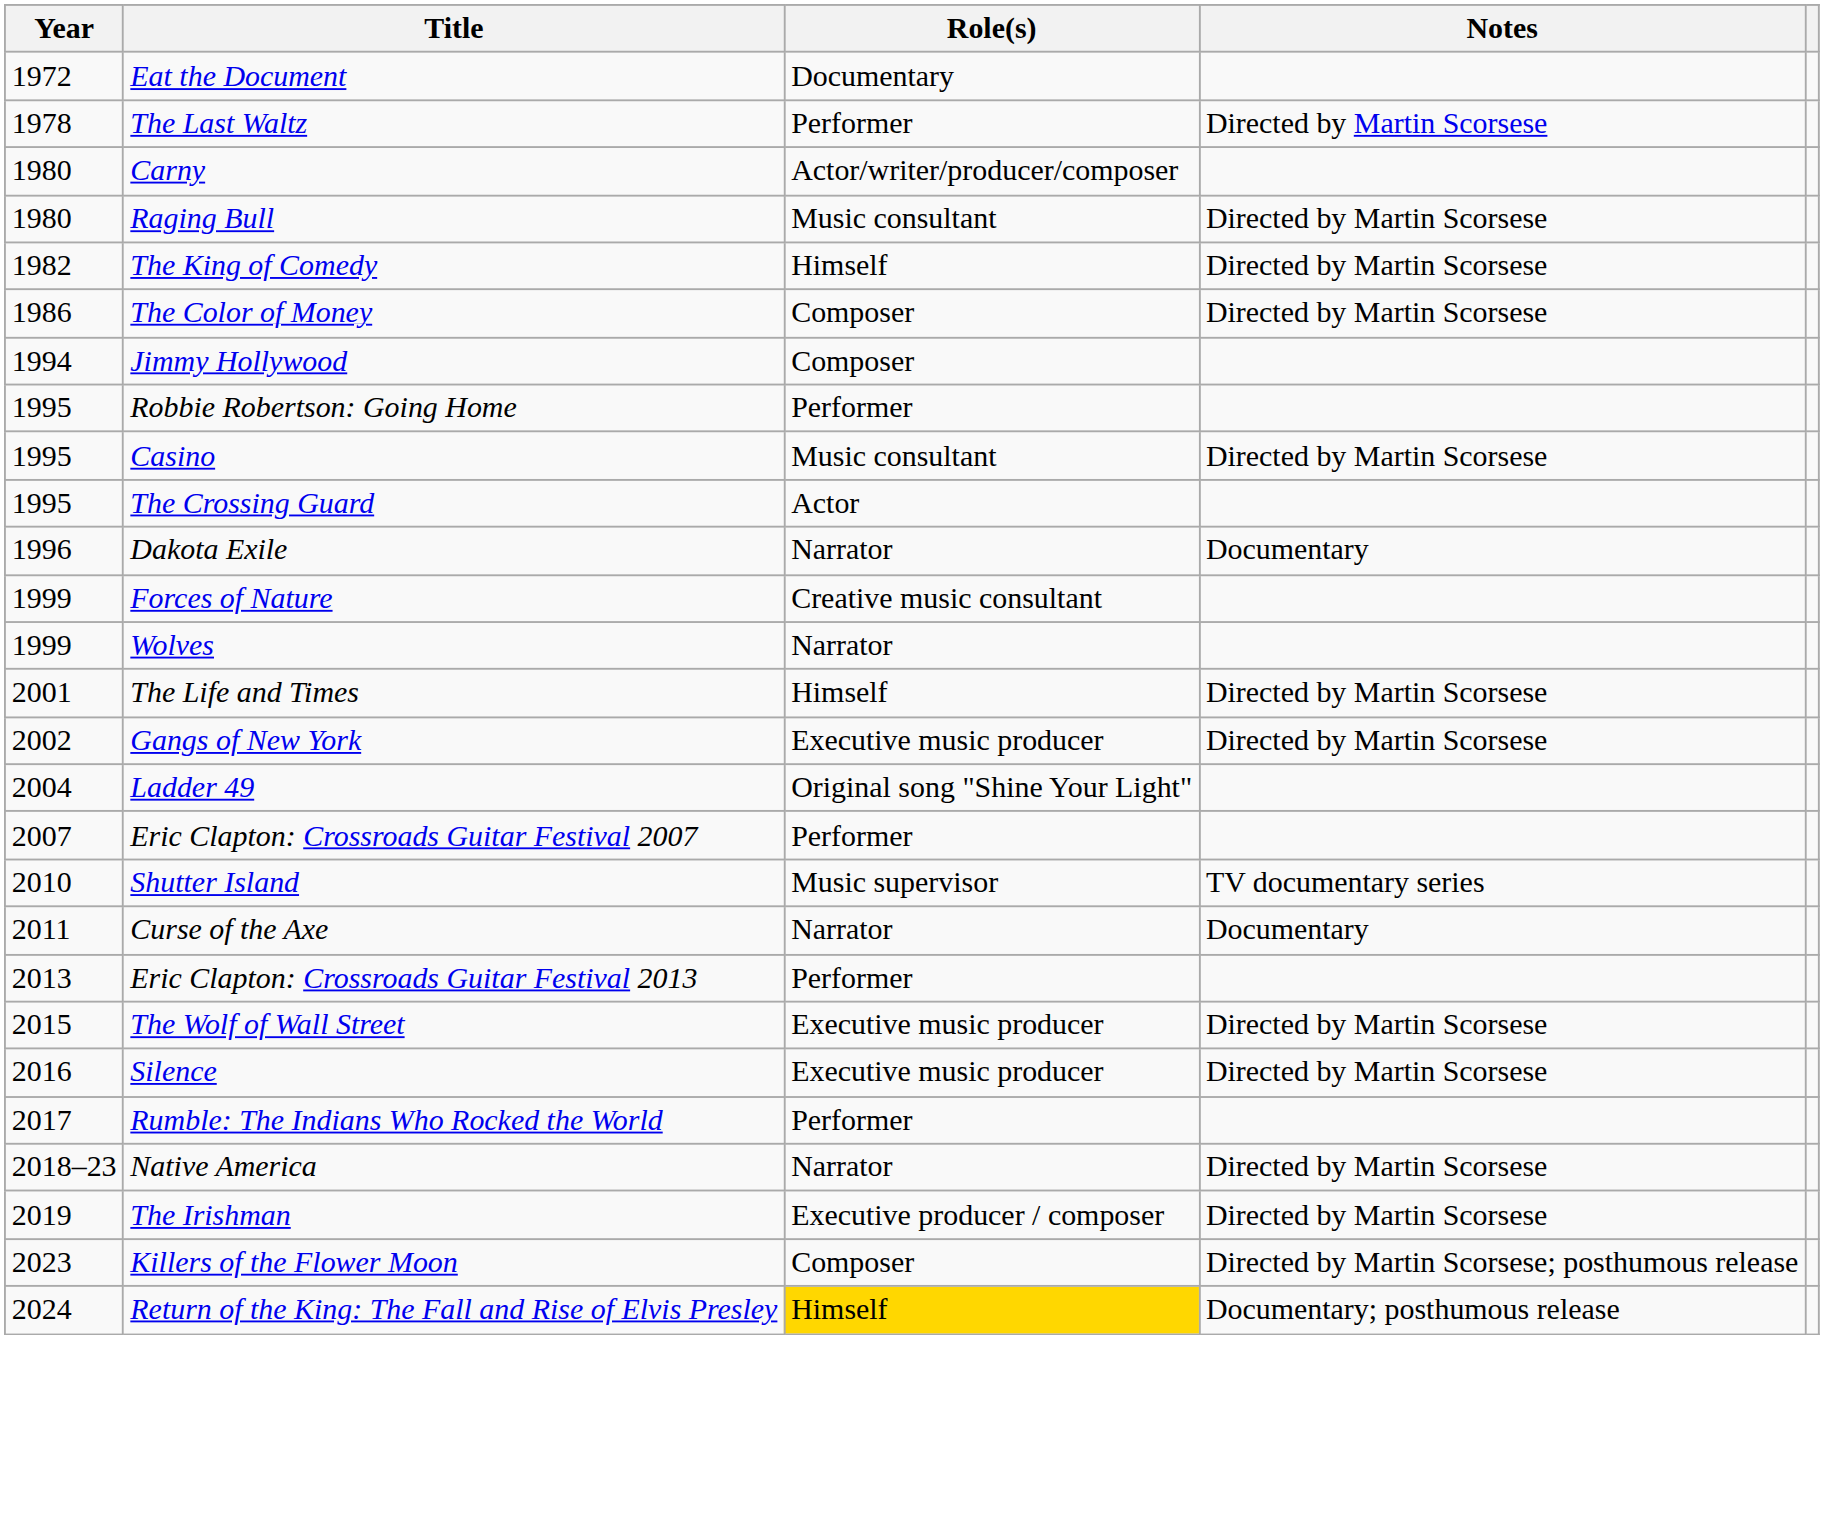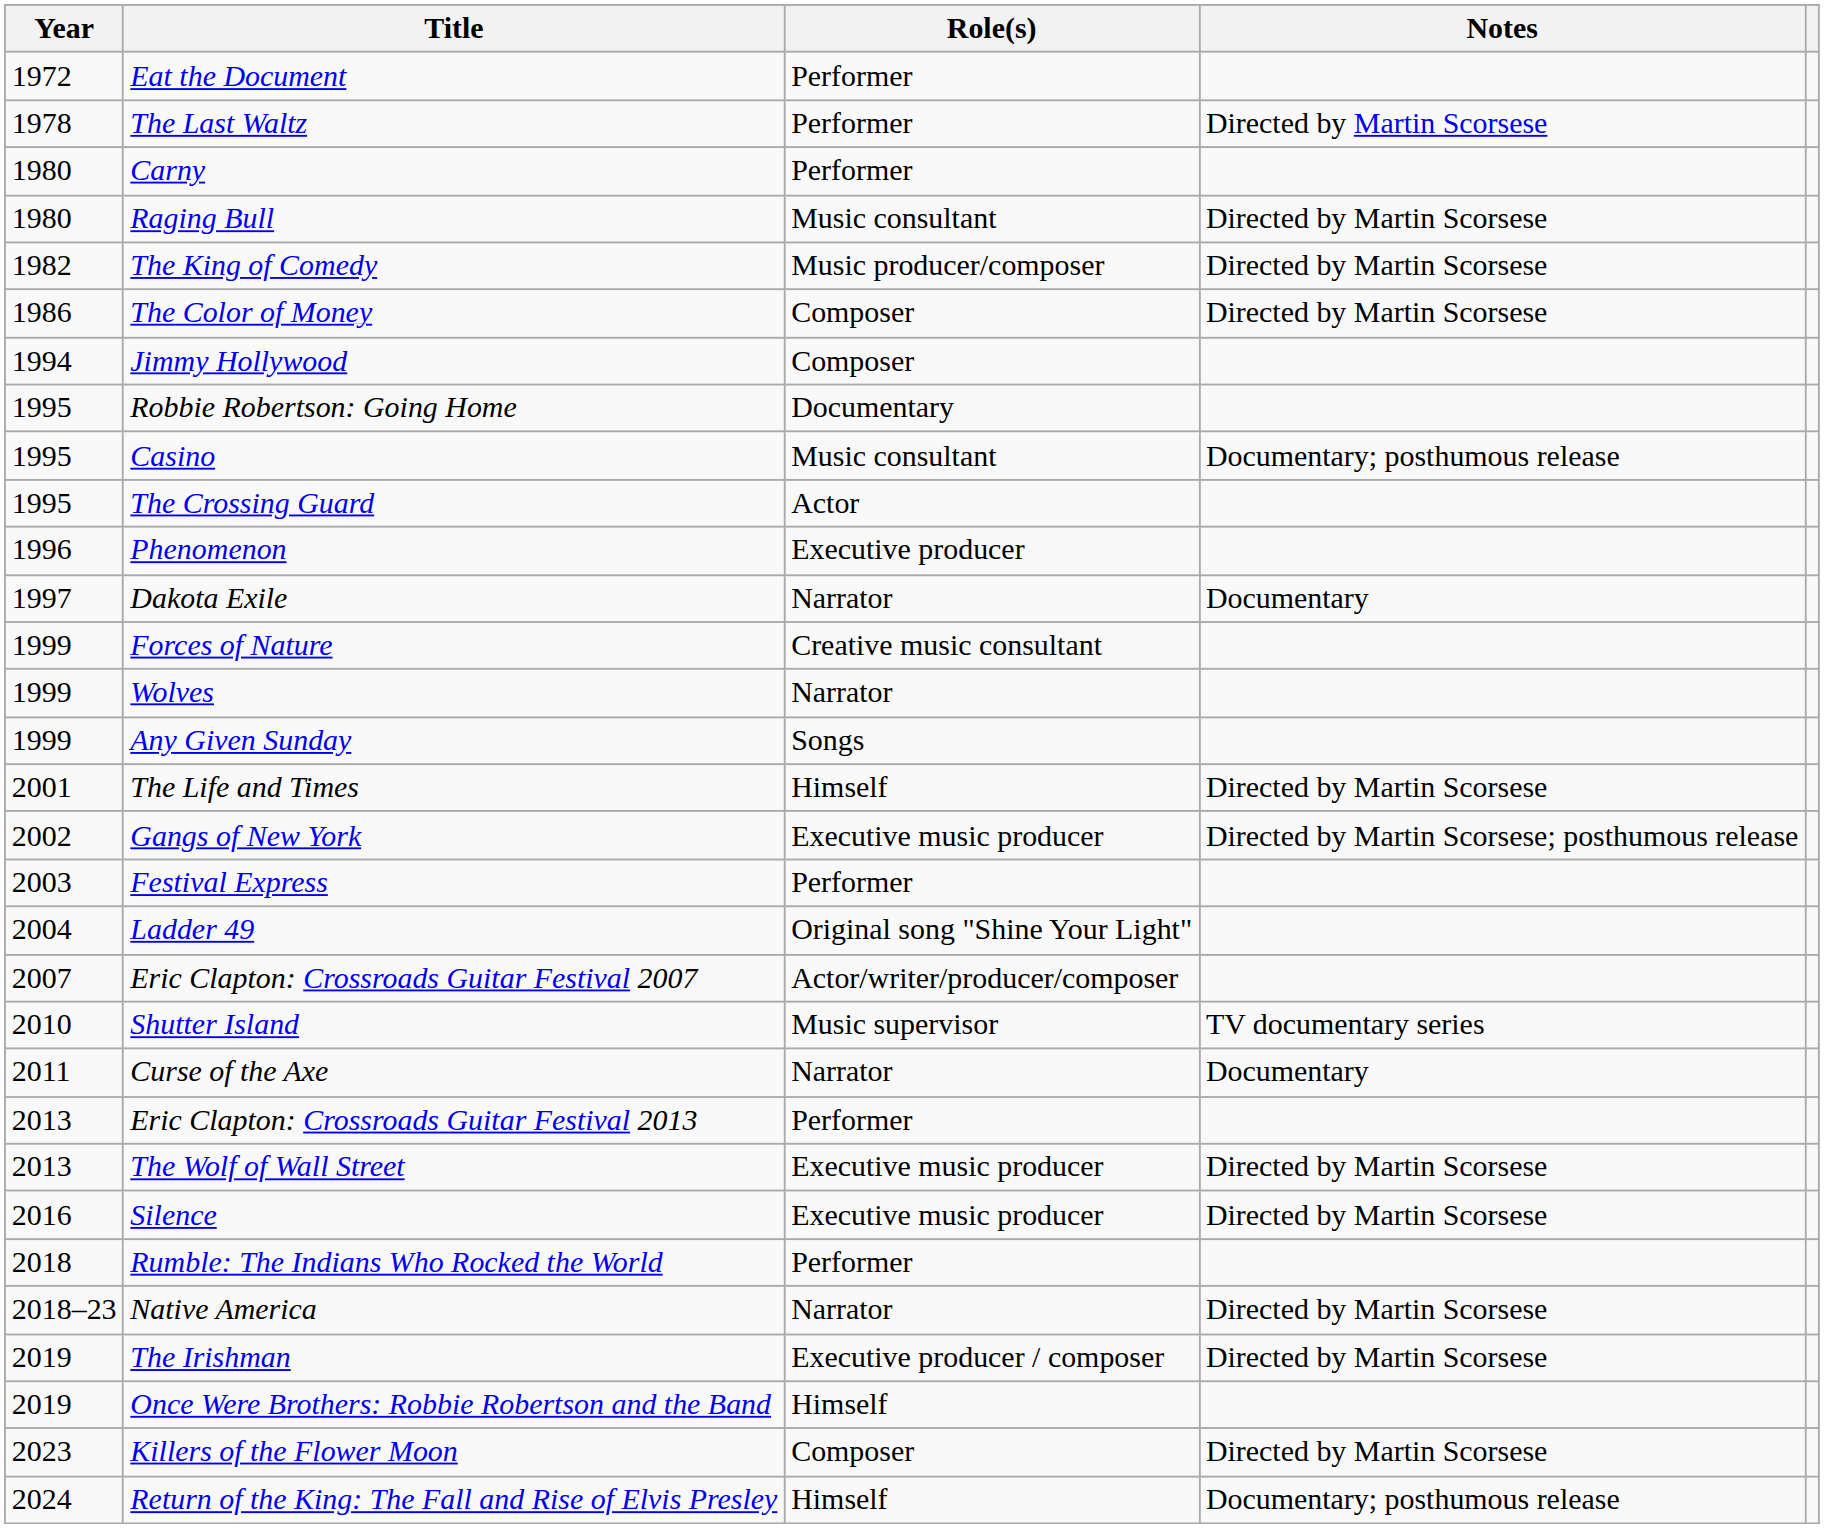(873, 75) Documentary -> (852, 75) Performer
(985, 170) Actor/writer/producer/composer -> (852, 170) Performer
(839, 265) Himself -> (948, 265) Music producer/composer
(852, 407) Performer -> (873, 407) Documentary
(1377, 455) Directed by Martin Scorsese -> (1413, 455) Documentary; posthumous release
+ row: (208, 550)
(42, 550) 1996 -> (42, 597) 1997
+ row: (241, 739)
(1377, 739) Directed by Martin Scorsese -> (1502, 834) Directed by Martin Scorsese; posthumous release
+ row: (229, 882)
(852, 834) Performer -> (985, 977) Actor/writer/producer/composer
(42, 1024) 2015 -> (42, 1167) 2013
(42, 1119) 2017 -> (42, 1261) 2018
+ row: (451, 1404)
(1502, 1261) Directed by Martin Scorsese; posthumous release -> (1377, 1451) Directed by Martin Scorsese
(839, 1309) gold background -> (839, 1499) no background
